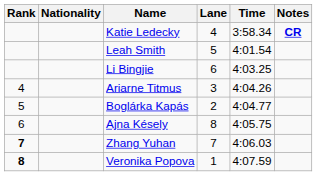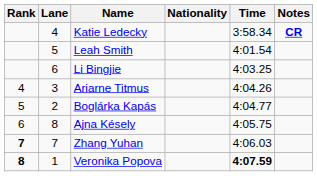columns swapped: (213, 13) <-> (71, 13)
(252, 161) normal -> (252, 161) bold
